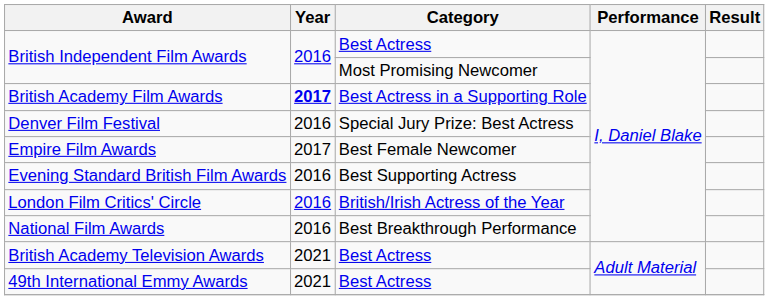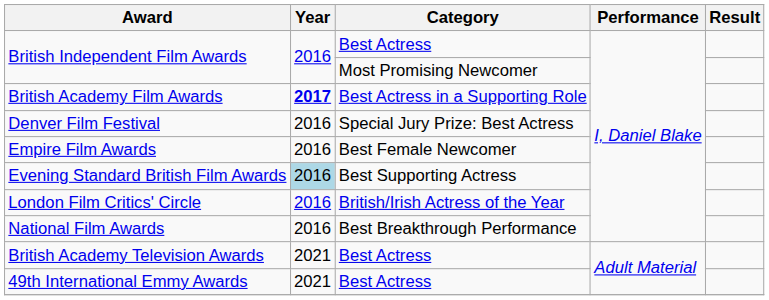(313, 149) 2017 -> (313, 149) 2016
(313, 176) no background -> (313, 176) lightblue background
